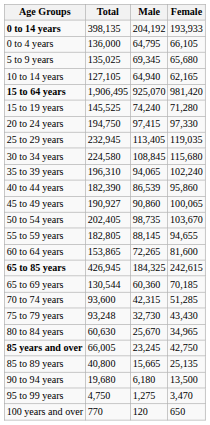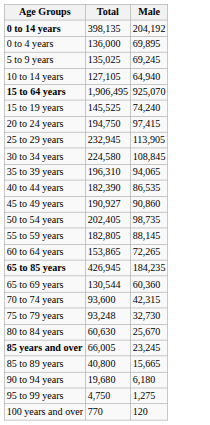- column: (186, 12)
(147, 44) 64,795 -> (147, 44) 69,895
(147, 60) 69,345 -> (147, 60) 69,245
(149, 140) 113,405 -> (149, 140) 113,905
(147, 188) 86,539 -> (147, 188) 86,535
(149, 268) 184,325 -> (149, 268) 184,235
